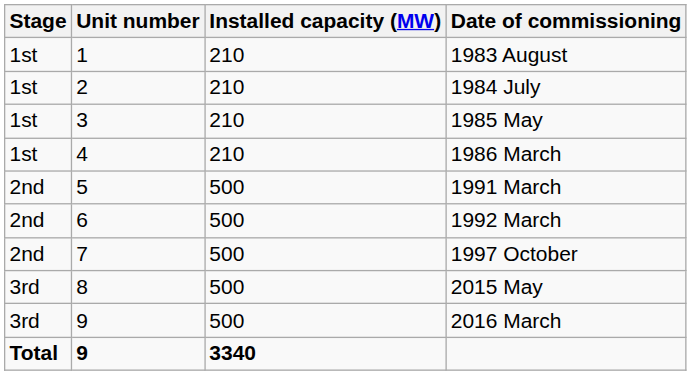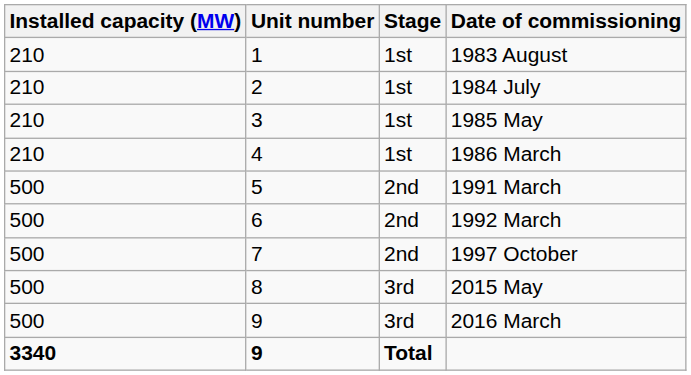columns swapped: (38, 21) <-> (325, 21)
